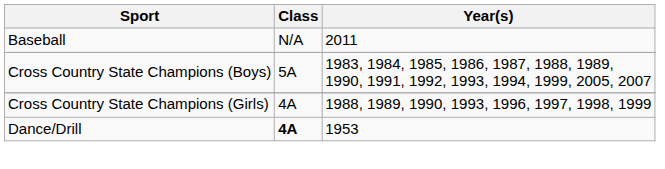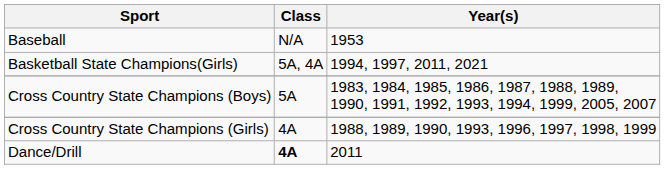(341, 40) 2011 -> (347, 40) 1953
+ row: (123, 64)
(342, 128) 1953 -> (346, 152) 2011
